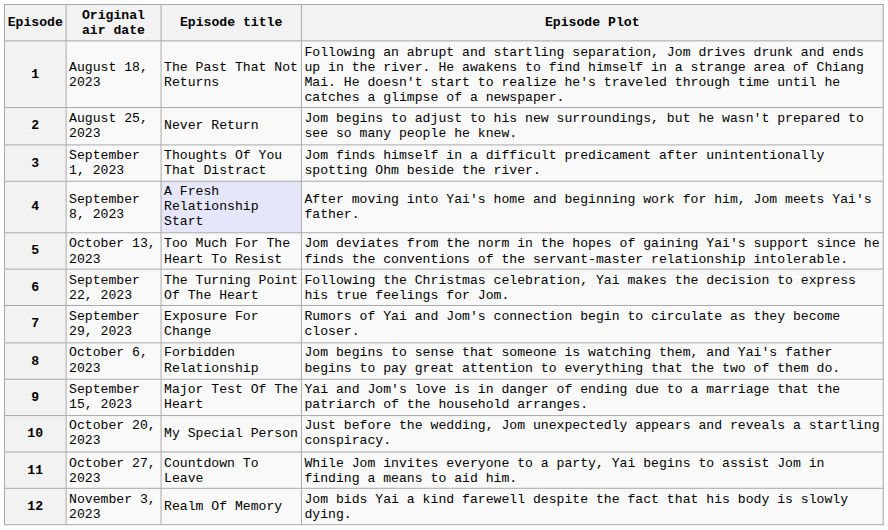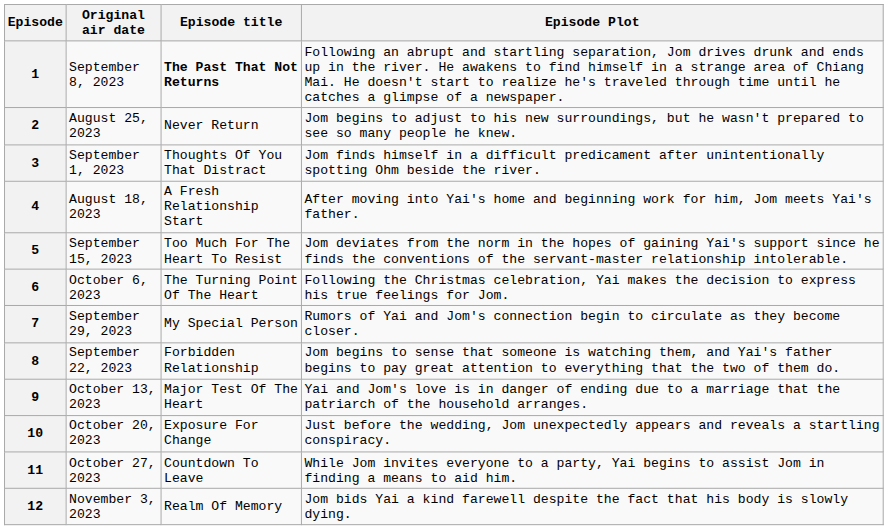(108, 74) August 18, 2023 -> (104, 74) September 8, 2023
(231, 74) normal -> (231, 74) bold
(104, 207) September 8, 2023 -> (108, 207) August 18, 2023
(211, 207) lavender background -> (211, 207) no background
(112, 251) October 13, 2023 -> (104, 251) September 15, 2023
(104, 288) September 22, 2023 -> (108, 288) October 6, 2023
(211, 324) Exposure For Change -> (231, 324) My Special Person
(108, 361) October 6, 2023 -> (104, 361) September 22, 2023
(104, 397) September 15, 2023 -> (112, 397) October 13, 2023
(231, 434) My Special Person -> (211, 434) Exposure For Change
